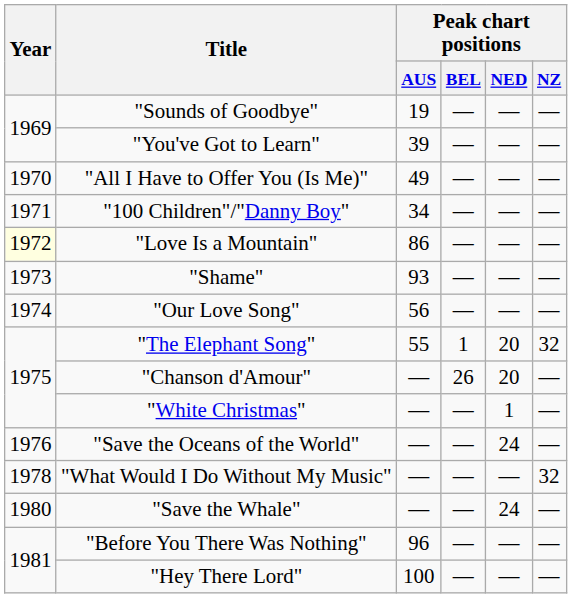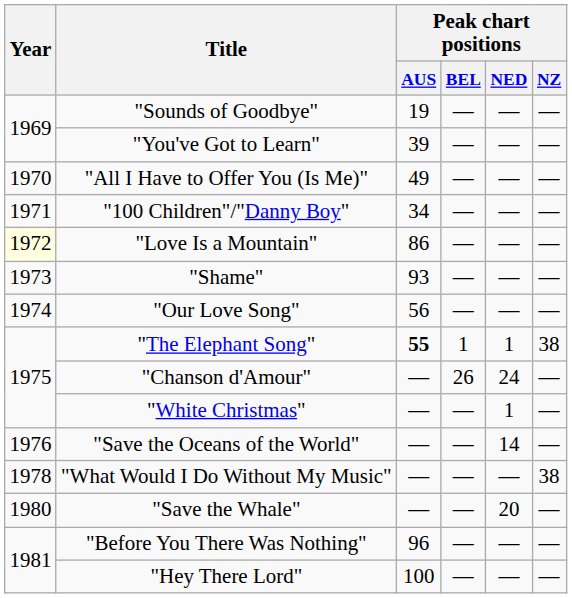(419, 343) normal -> (419, 343) bold
(509, 343) 20 -> (509, 343) 1
(549, 343) 32 -> (549, 343) 38
(509, 377) 20 -> (509, 377) 24
(509, 443) 24 -> (509, 443) 14
(549, 476) 32 -> (549, 476) 38
(509, 510) 24 -> (509, 510) 20
